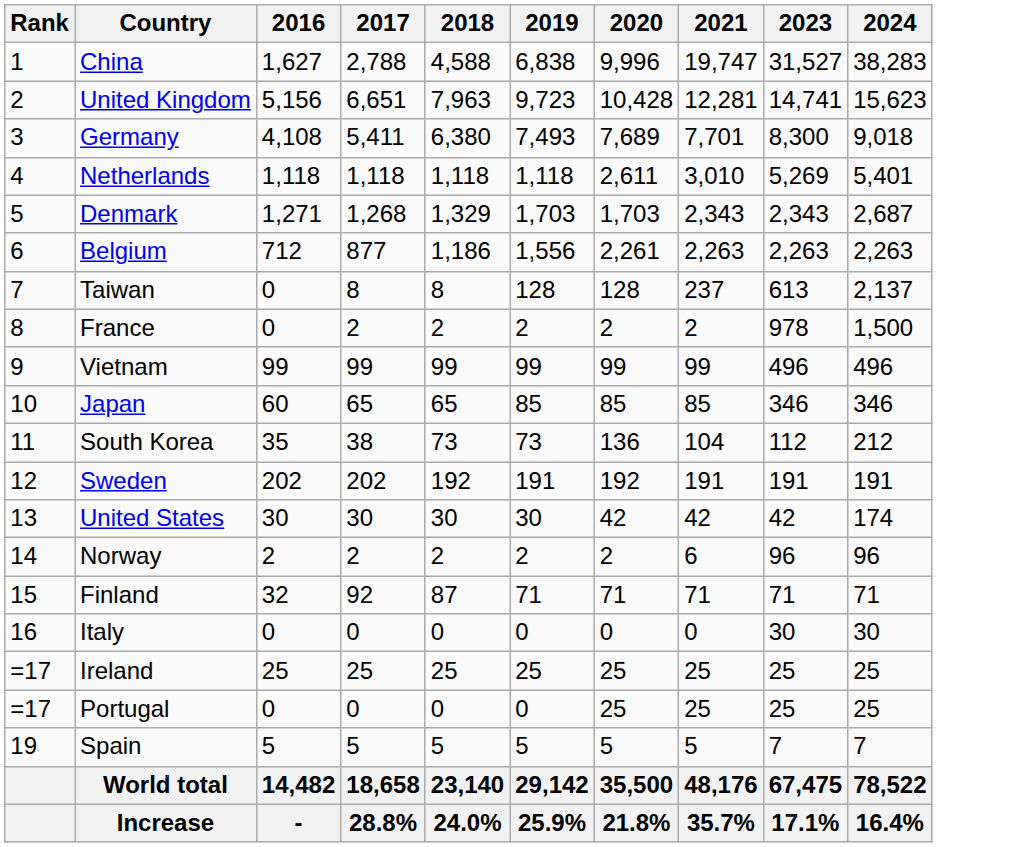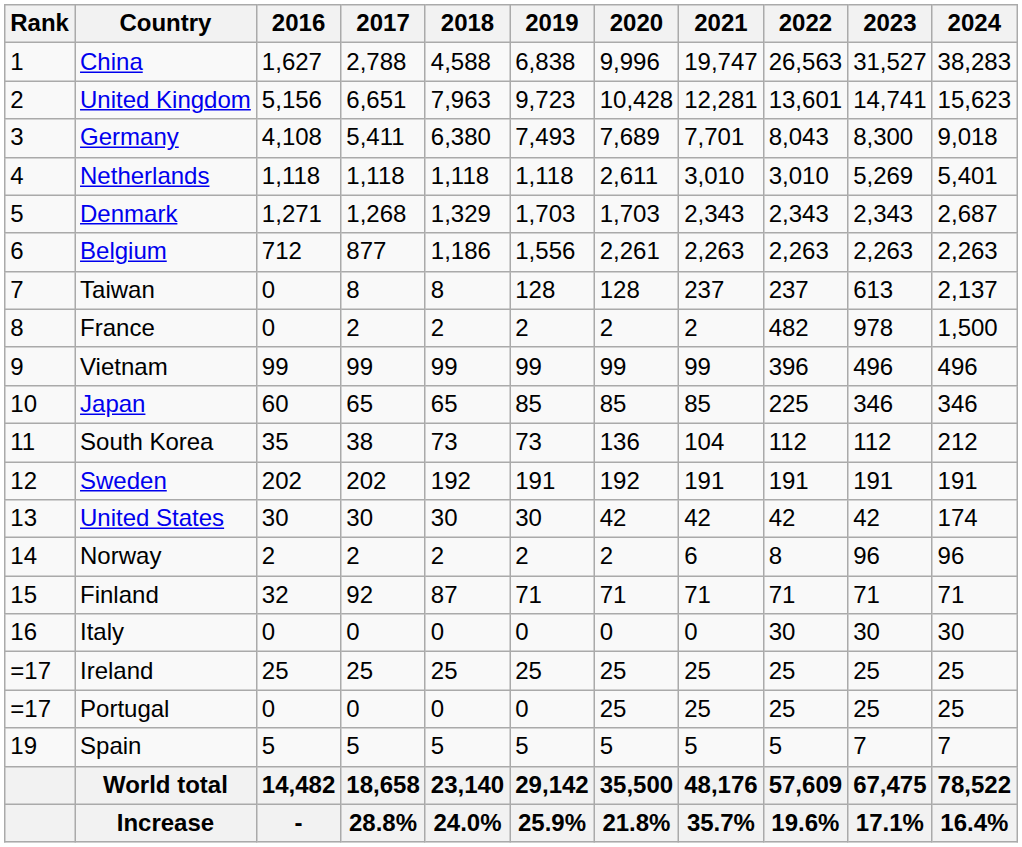+ column: (805, 23)
